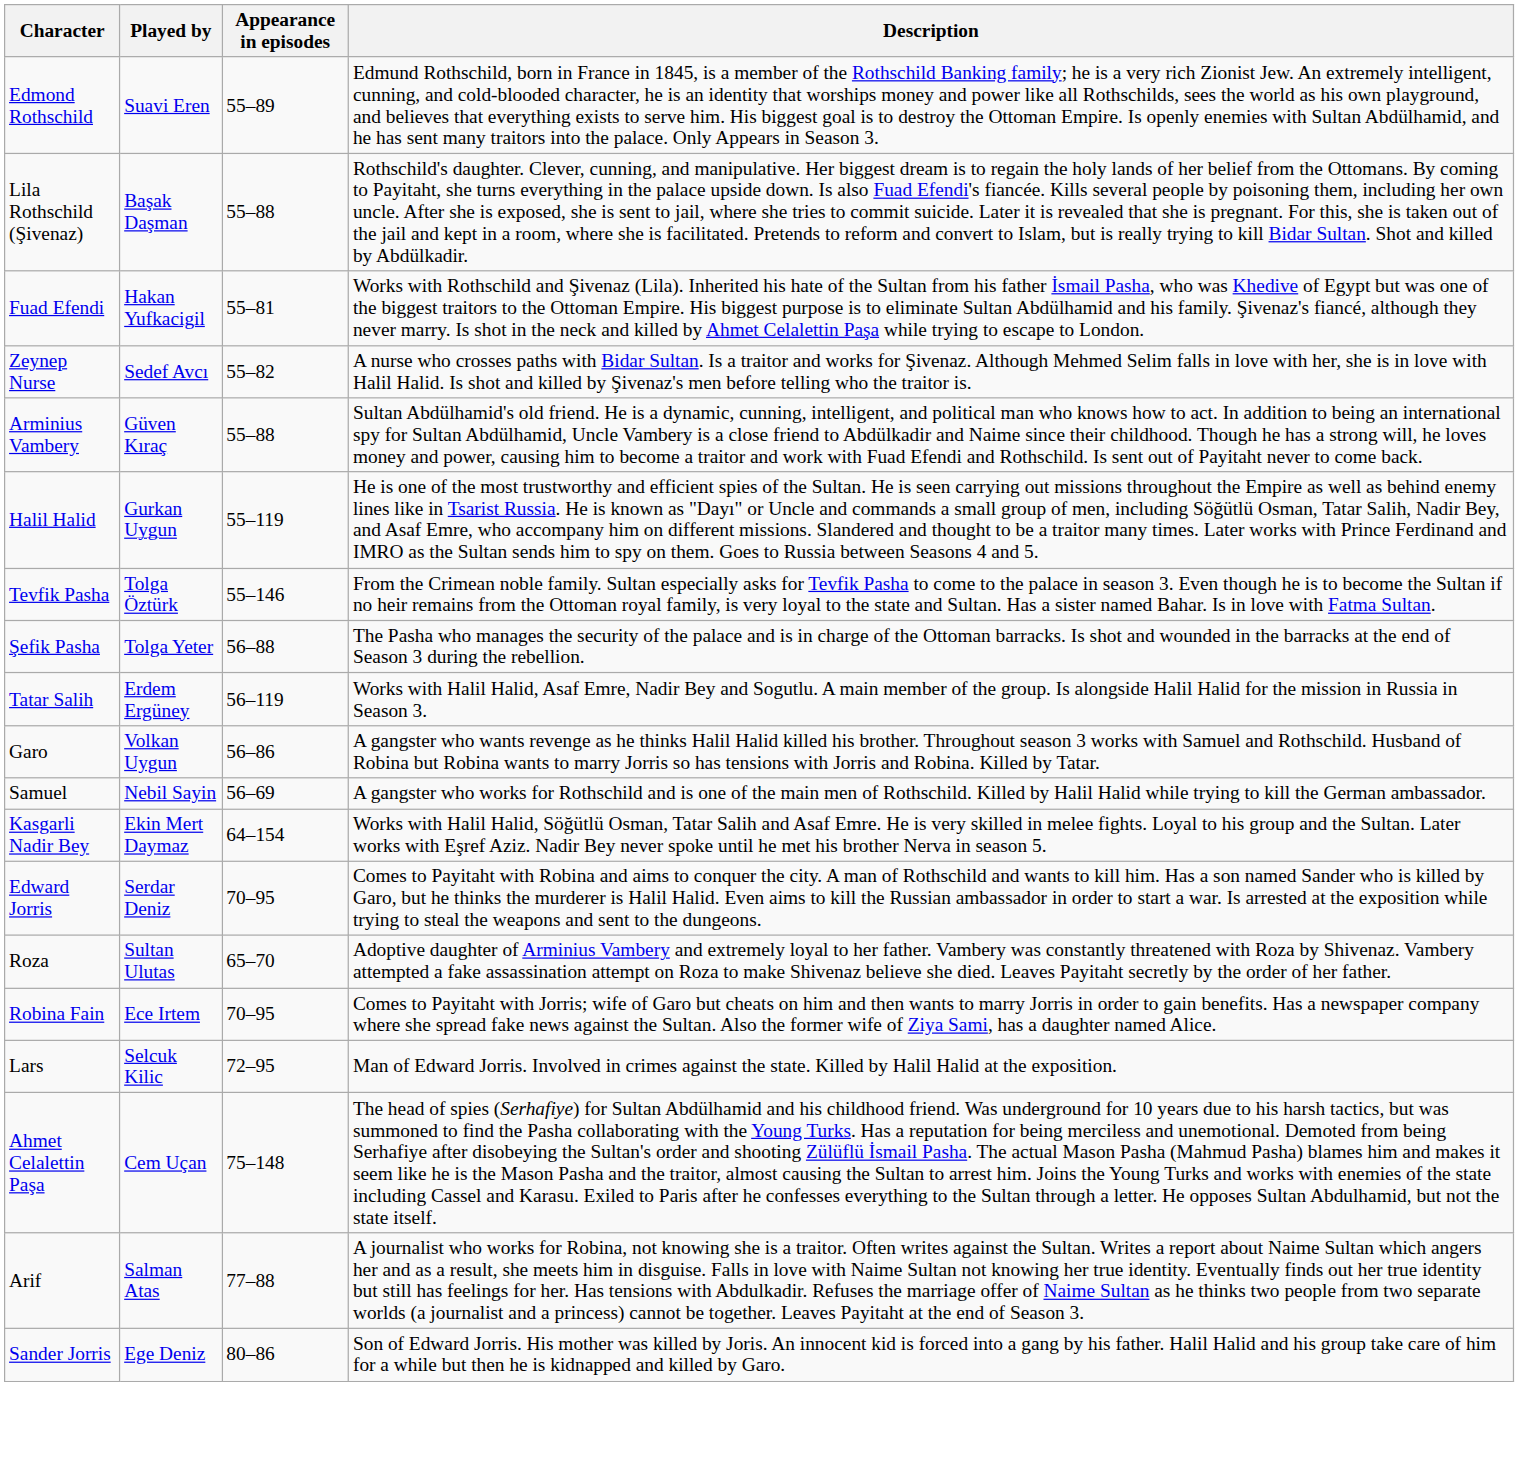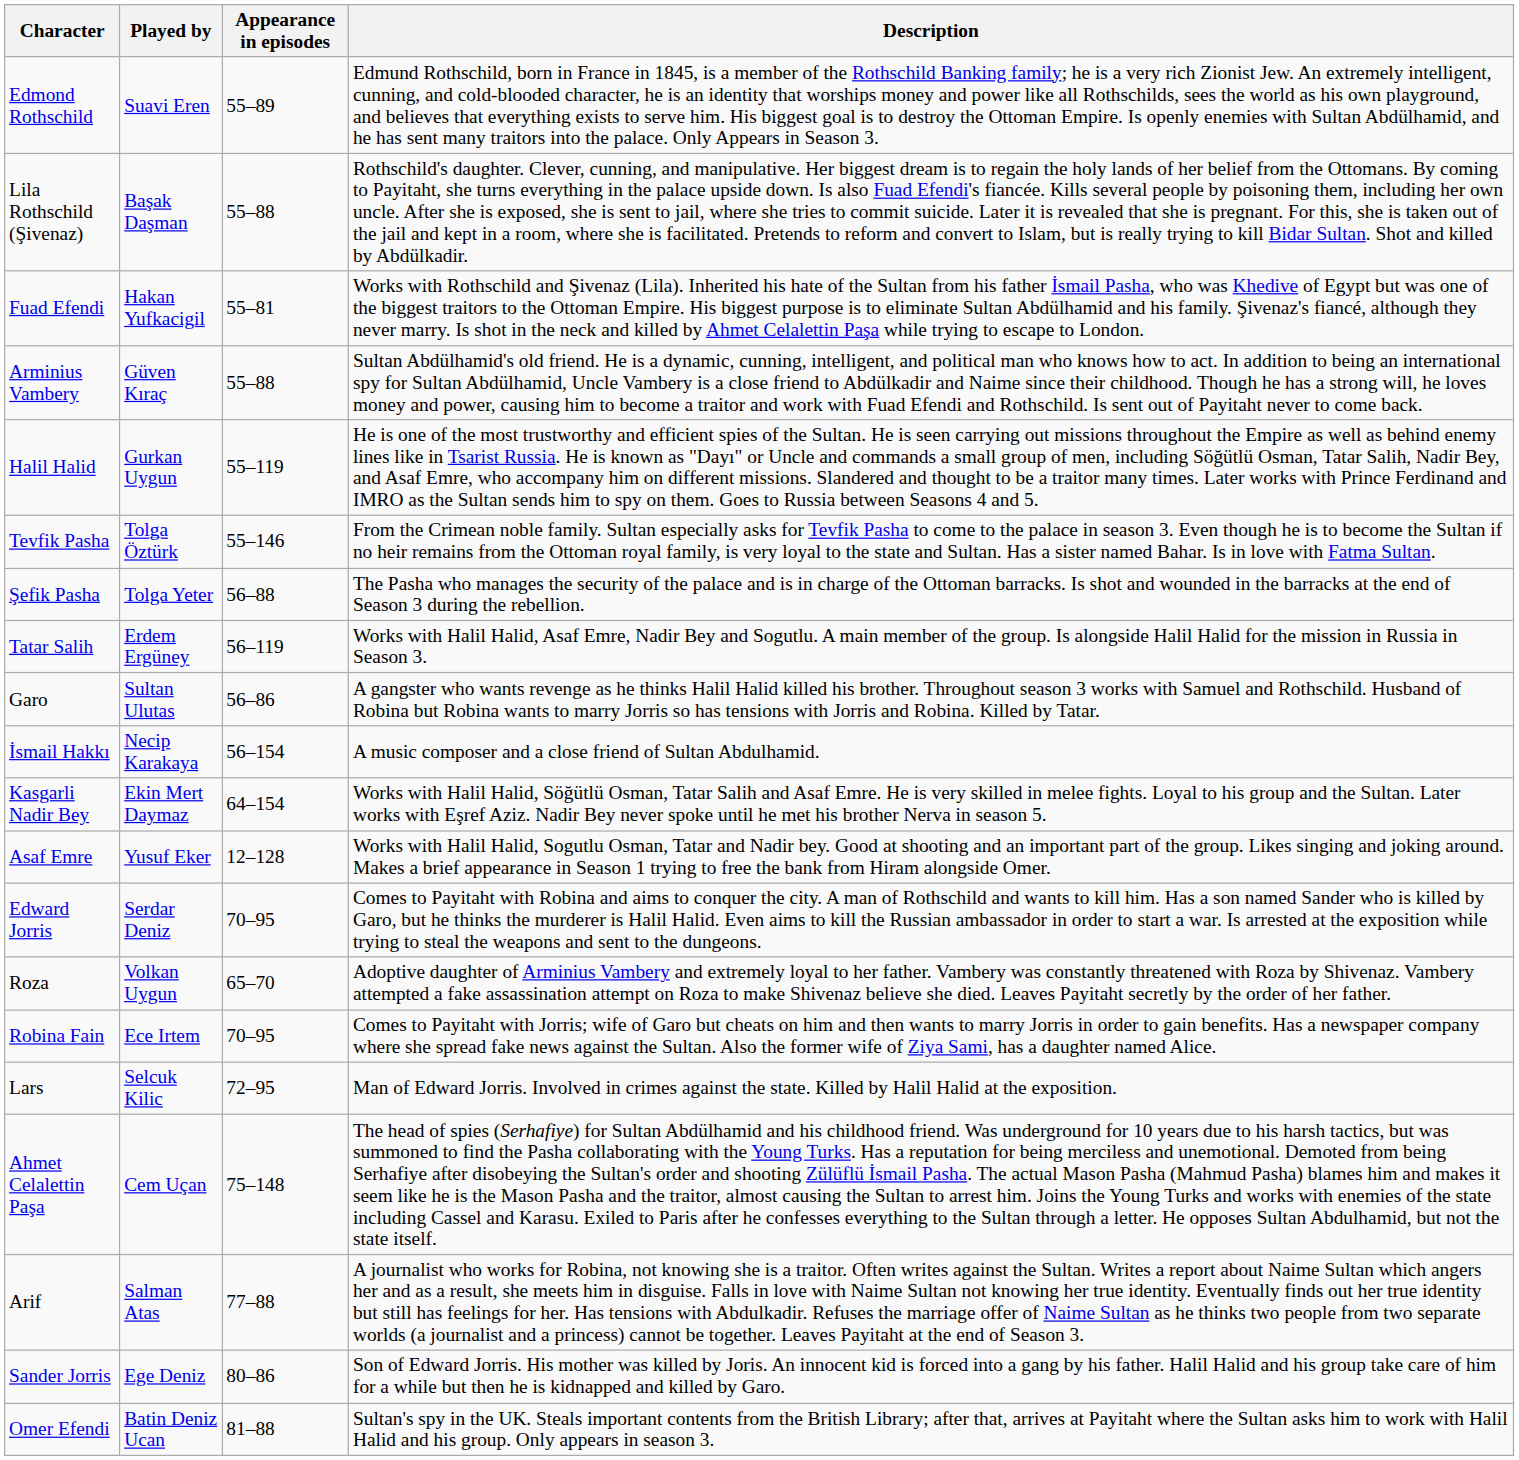- row: (38, 371)
(151, 751) Volkan Uygun -> (149, 699) Sultan Ulutas
- row: (38, 793)
+ row: (59, 751)
+ row: (51, 856)
(149, 961) Sultan Ulutas -> (151, 983) Volkan Uygun
+ row: (59, 1428)
